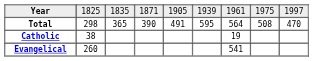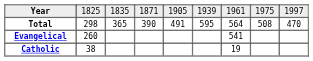rows swapped: (40, 37) <-> (40, 49)
